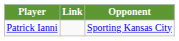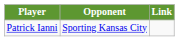columns swapped: (130, 12) <-> (72, 12)
